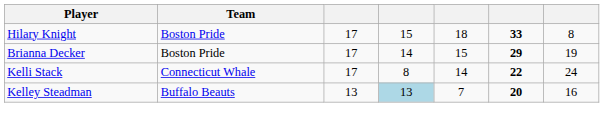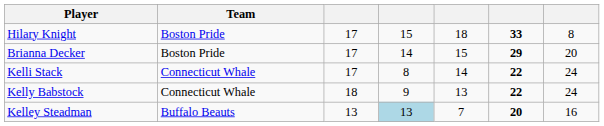(571, 53) 19 -> (571, 53) 20
+ row: (45, 92)
